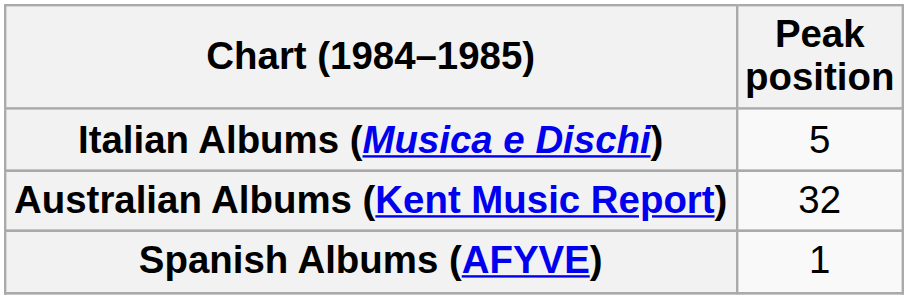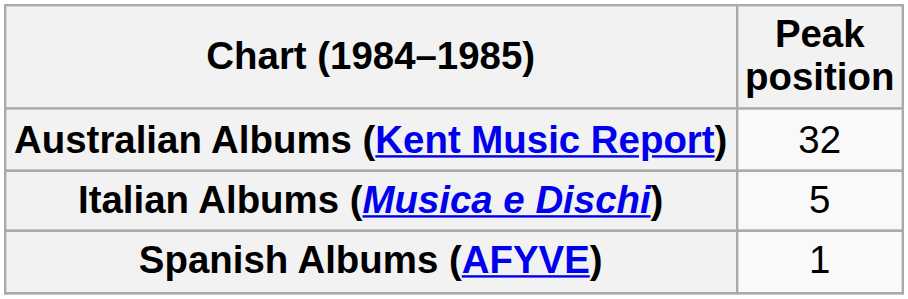rows swapped: (371, 199) <-> (371, 139)
